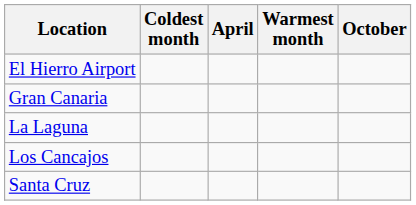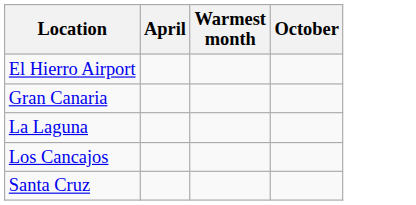- column: (174, 29)
